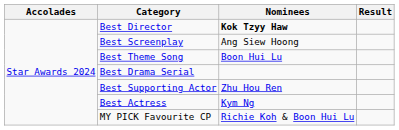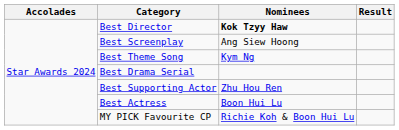(252, 57) Boon Hui Lu -> (238, 57) Kym Ng
(238, 102) Kym Ng -> (252, 102) Boon Hui Lu
